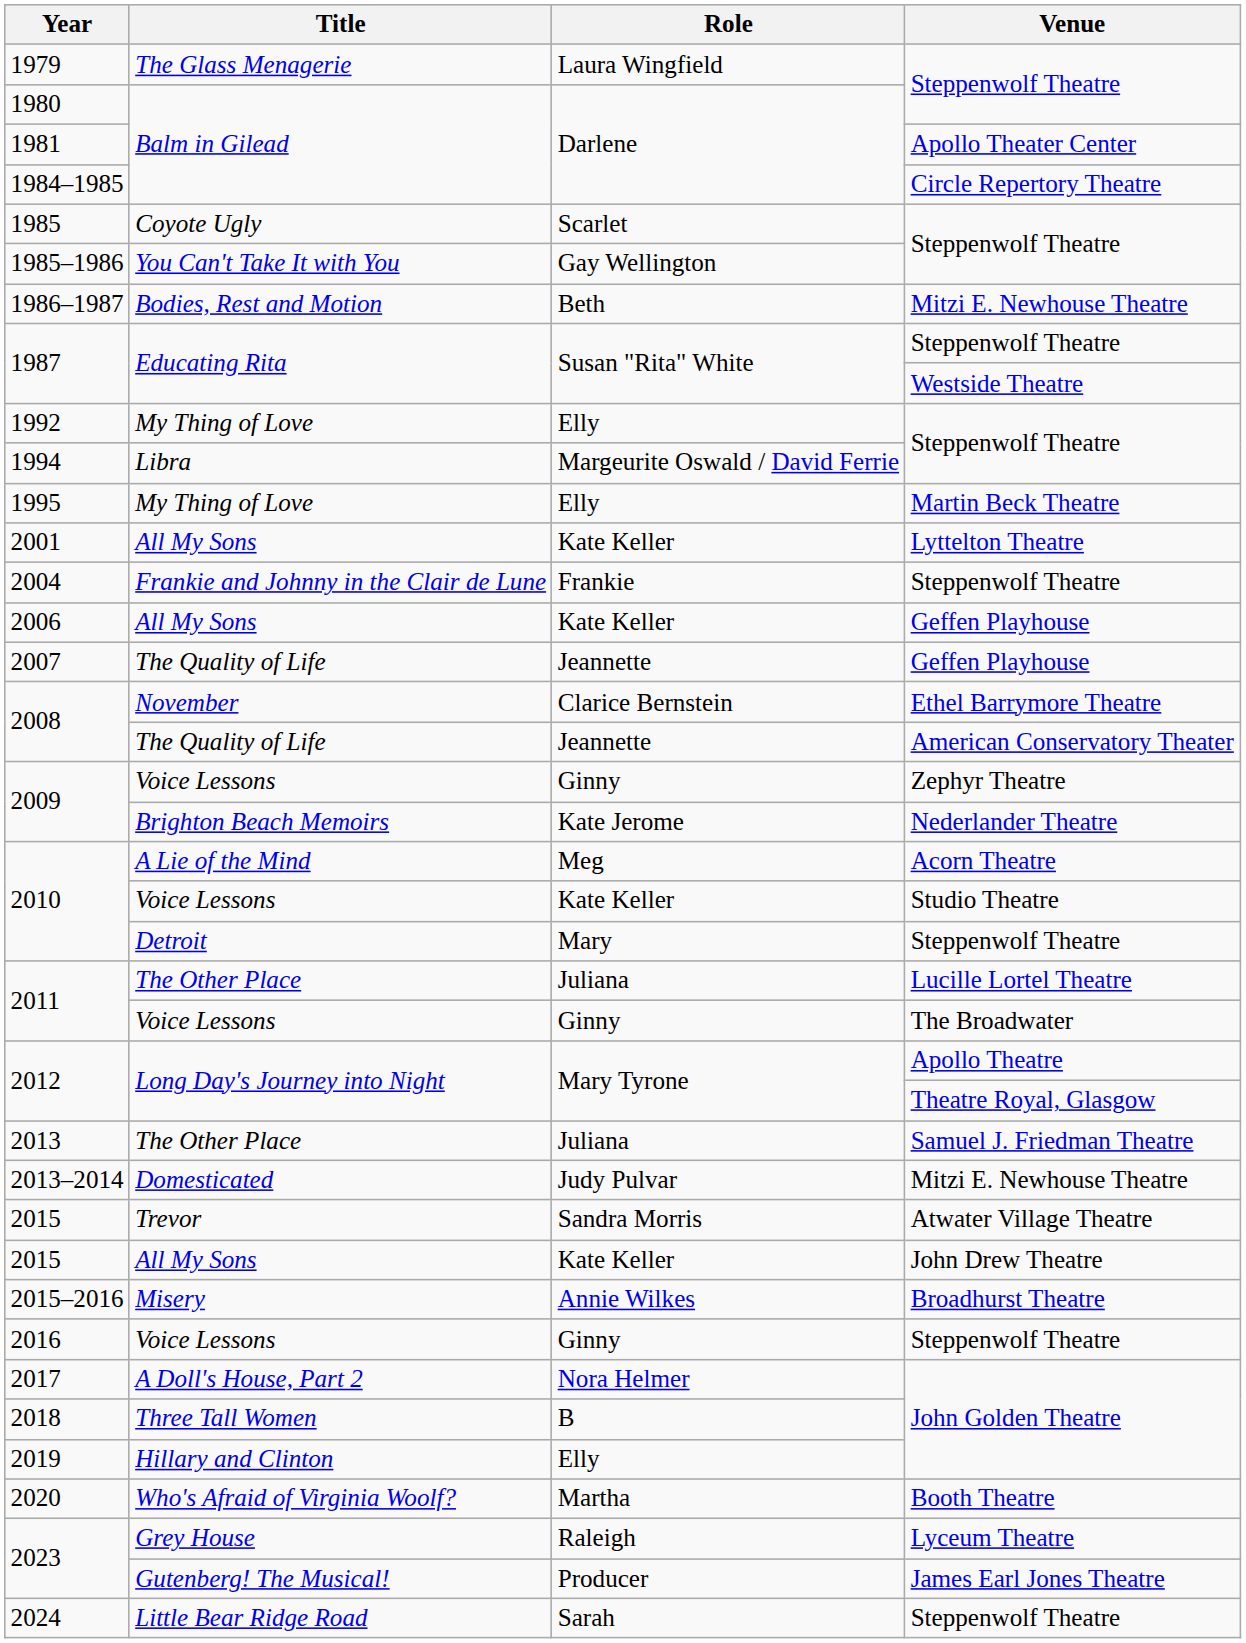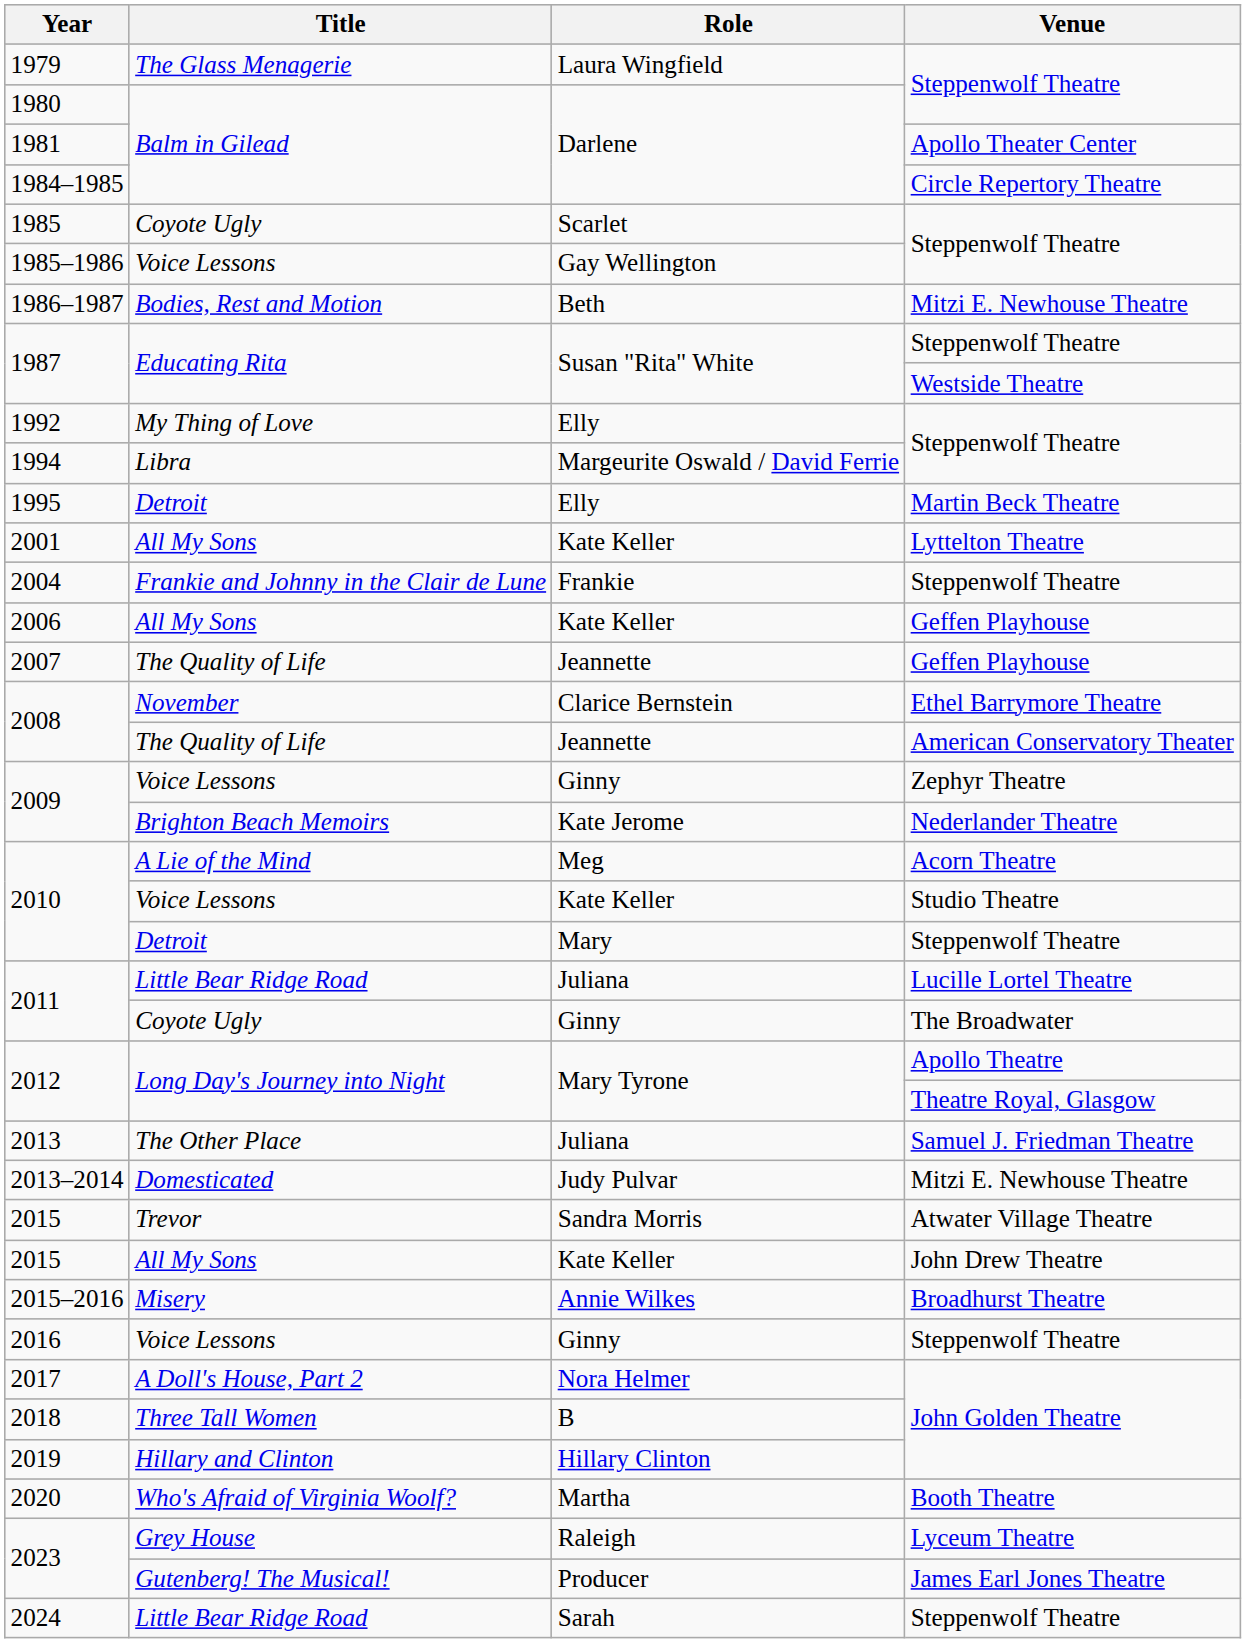(267, 263) You Can't Take It with You -> (205, 263) Voice Lessons
(224, 502) My Thing of Love -> (171, 502) Detroit
(218, 980) The Other Place -> (251, 980) Little Bear Ridge Road
(205, 1020) Voice Lessons -> (198, 1020) Coyote Ugly
(579, 1458) Elly -> (634, 1458) Hillary Clinton
